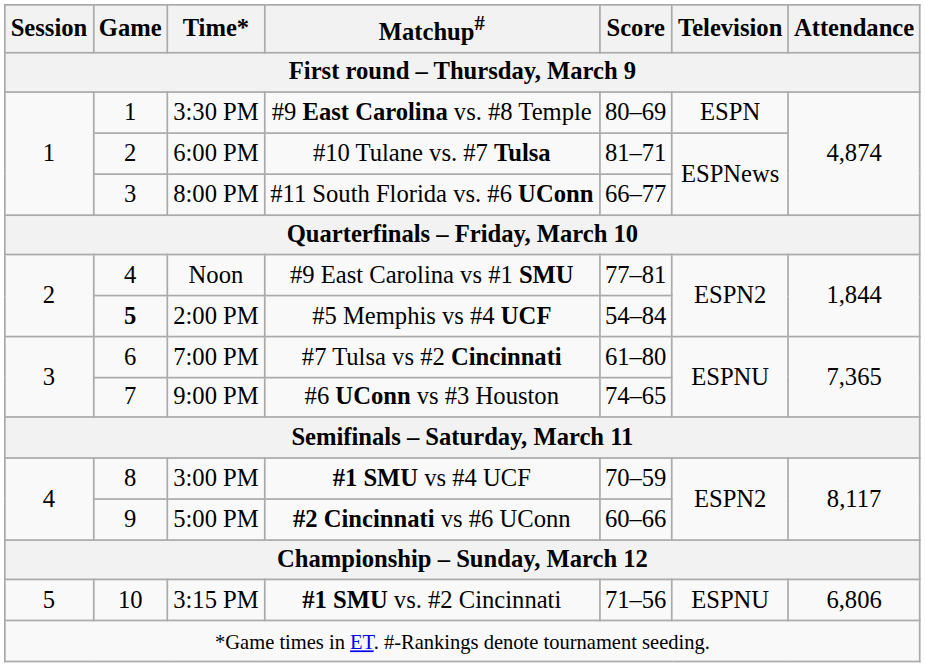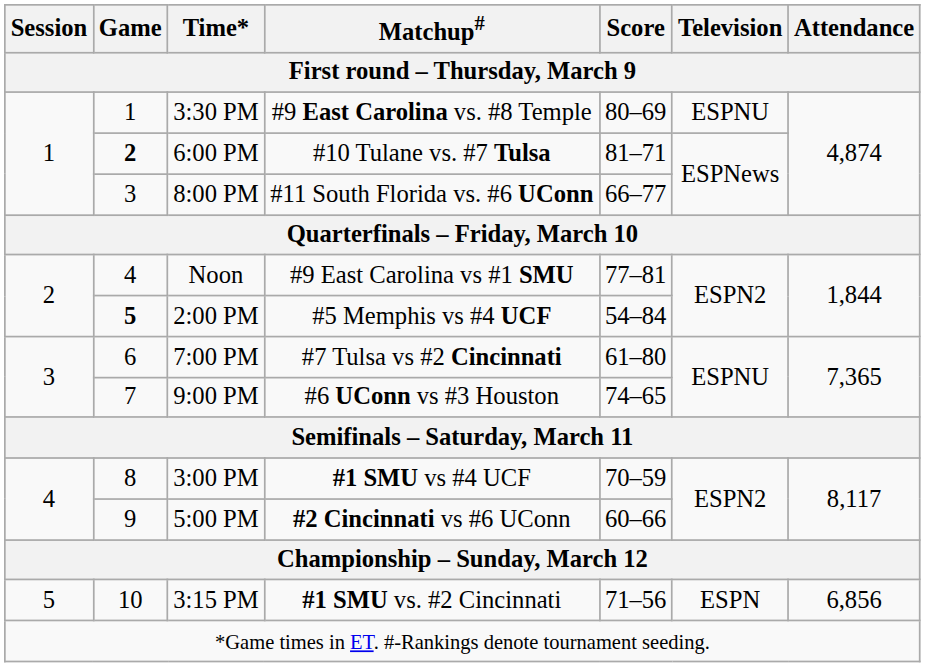(730, 112) ESPN -> (730, 112) ESPNU
(130, 153) normal -> (130, 153) bold
(730, 600) ESPNU -> (730, 600) ESPN
(854, 600) 6,806 -> (854, 600) 6,856
